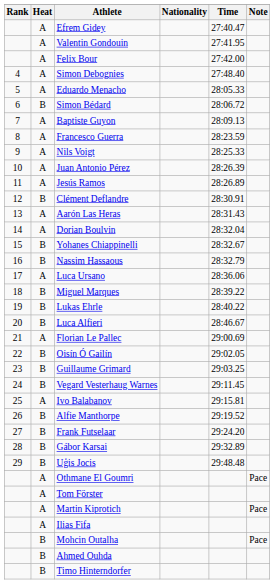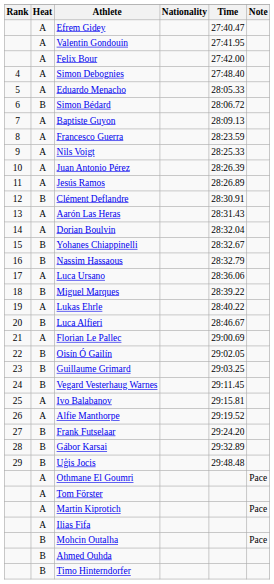(43, 307) B -> (43, 307) A
(43, 416) B -> (43, 416) A
